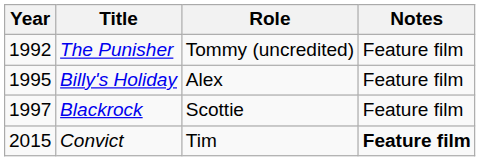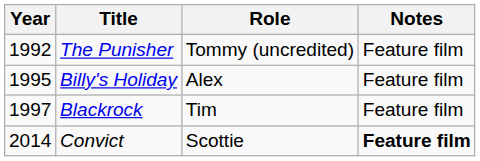(215, 110) Scottie -> (201, 110) Tim
(30, 140) 2015 -> (30, 140) 2014
(201, 140) Tim -> (215, 140) Scottie
